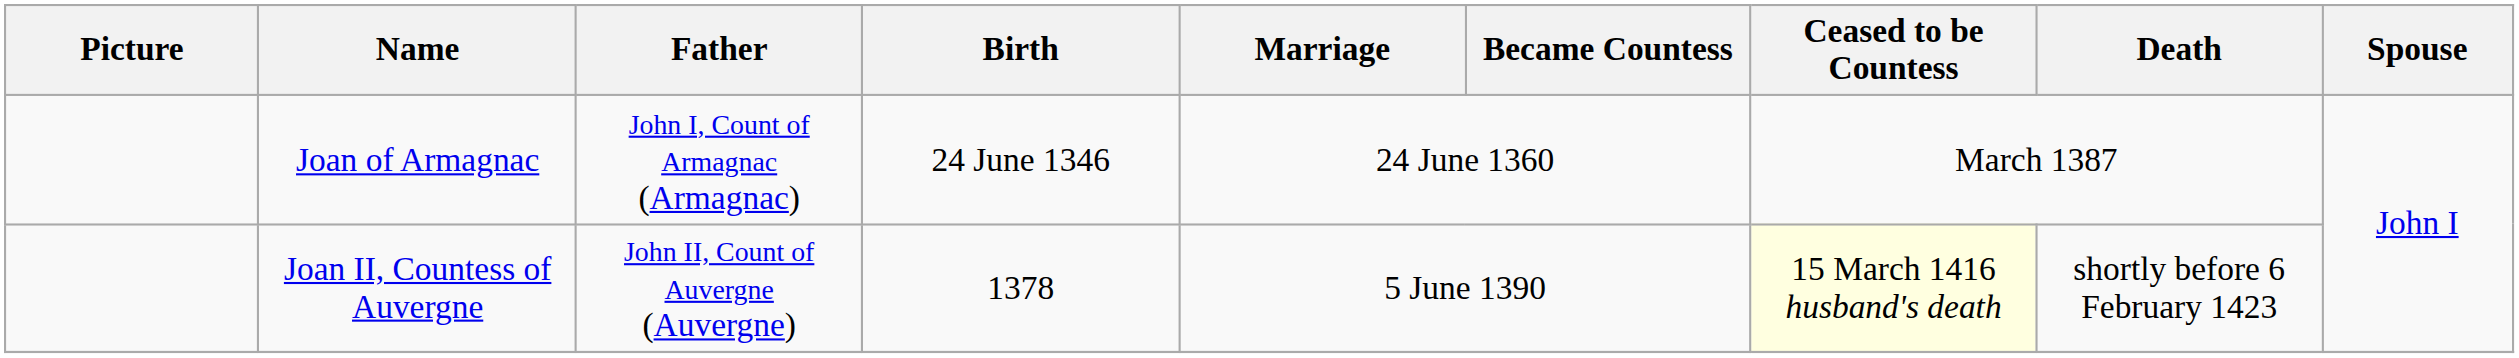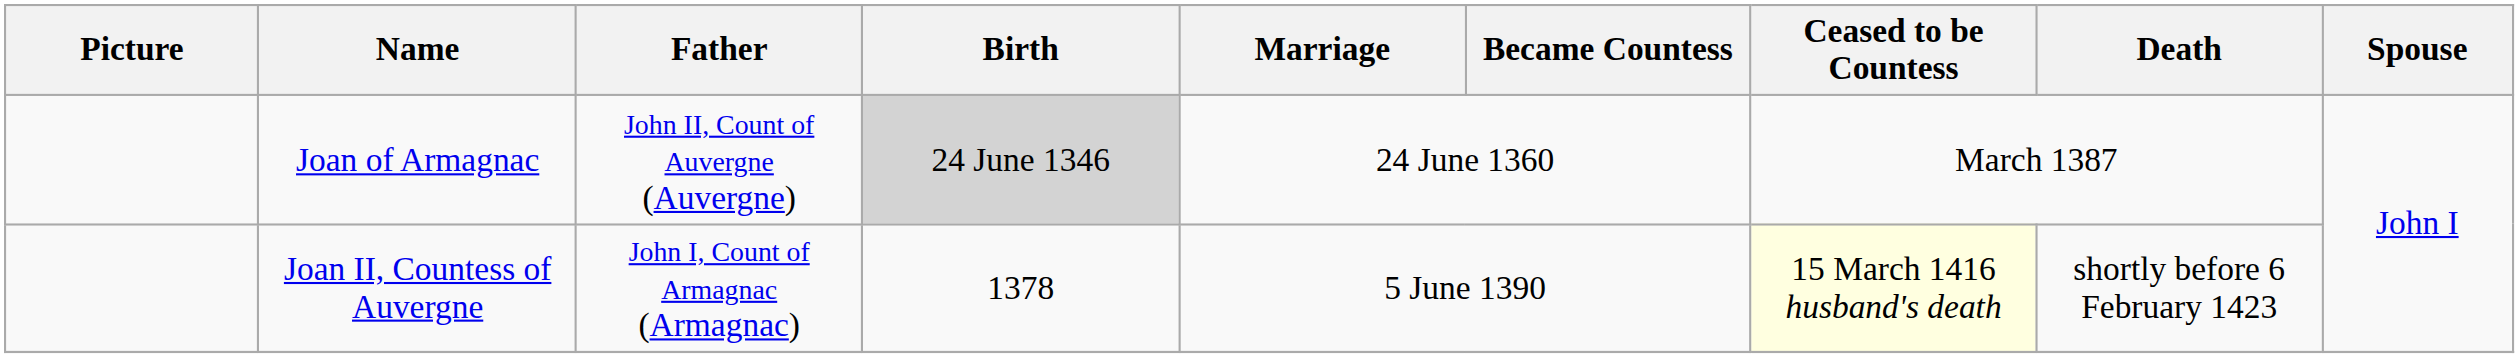(719, 161) John I, Count of Armagnac (Armagnac) -> (719, 161) John II, Count of Auvergne (Auvergne)
(1021, 159) no background -> (1021, 159) lightgrey background
(719, 289) John II, Count of Auvergne (Auvergne) -> (719, 289) John I, Count of Armagnac (Armagnac)
